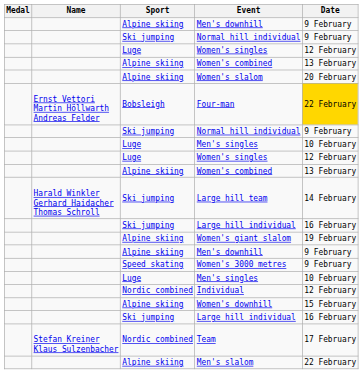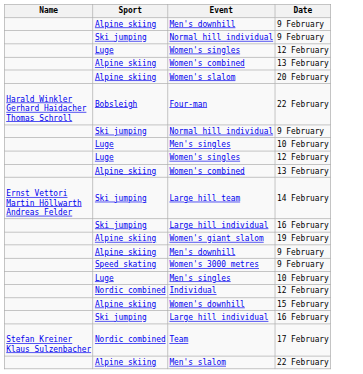- column: (18, 11)
(71, 108) Ernst Vettori Martin Höllwarth Andreas Felder -> (46, 108) Harald Winkler Gerhard Haidacher Thomas Schroll
(330, 104) gold background -> (303, 104) no background
(74, 202) Harald Winkler Gerhard Haidacher Thomas Schroll -> (44, 202) Ernst Vettori Martin Höllwarth Andreas Felder
